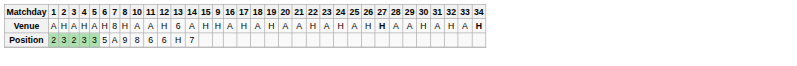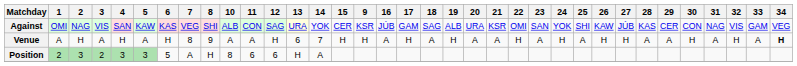+ row: (26, 26)
(125, 26) H -> (210, 40) 9
(192, 26) A -> (320, 40) 7
(382, 26) bold -> (626, 40) normal
(125, 40) 9 -> (210, 54) H
(192, 40) 7 -> (320, 54) A
